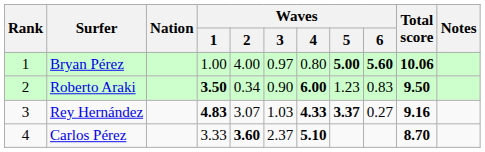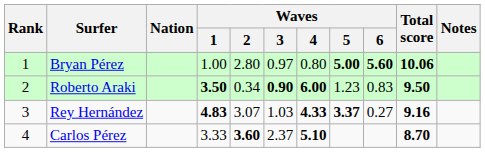(247, 64) 4.00 -> (247, 64) 2.80
(280, 87) normal -> (280, 87) bold
